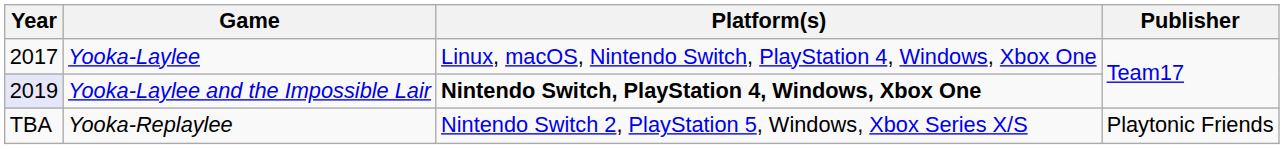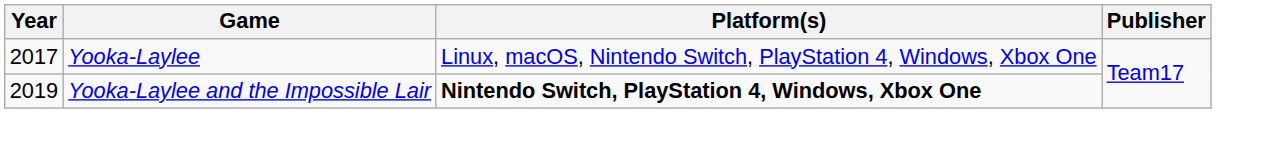(34, 90) lavender background -> (34, 90) no background
- row: (150, 125)
